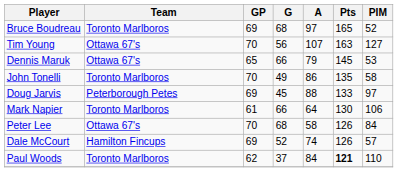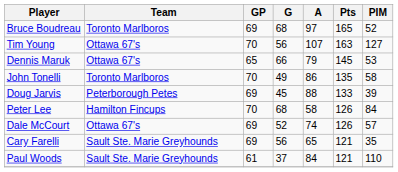(371, 93) 97 -> (371, 93) 39
- row: (35, 110)
(113, 126) Ottawa 67's -> (126, 110) Hamilton Fincups
(126, 142) Hamilton Fincups -> (113, 126) Ottawa 67's
+ row: (33, 142)
(128, 158) Toronto Marlboros -> (152, 158) Sault Ste. Marie Greyhounds
(251, 158) 62 -> (251, 158) 61
(344, 158) bold -> (344, 158) normal
